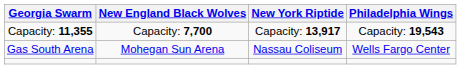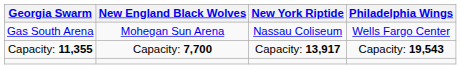rows swapped: (50, 49) <-> (50, 31)
